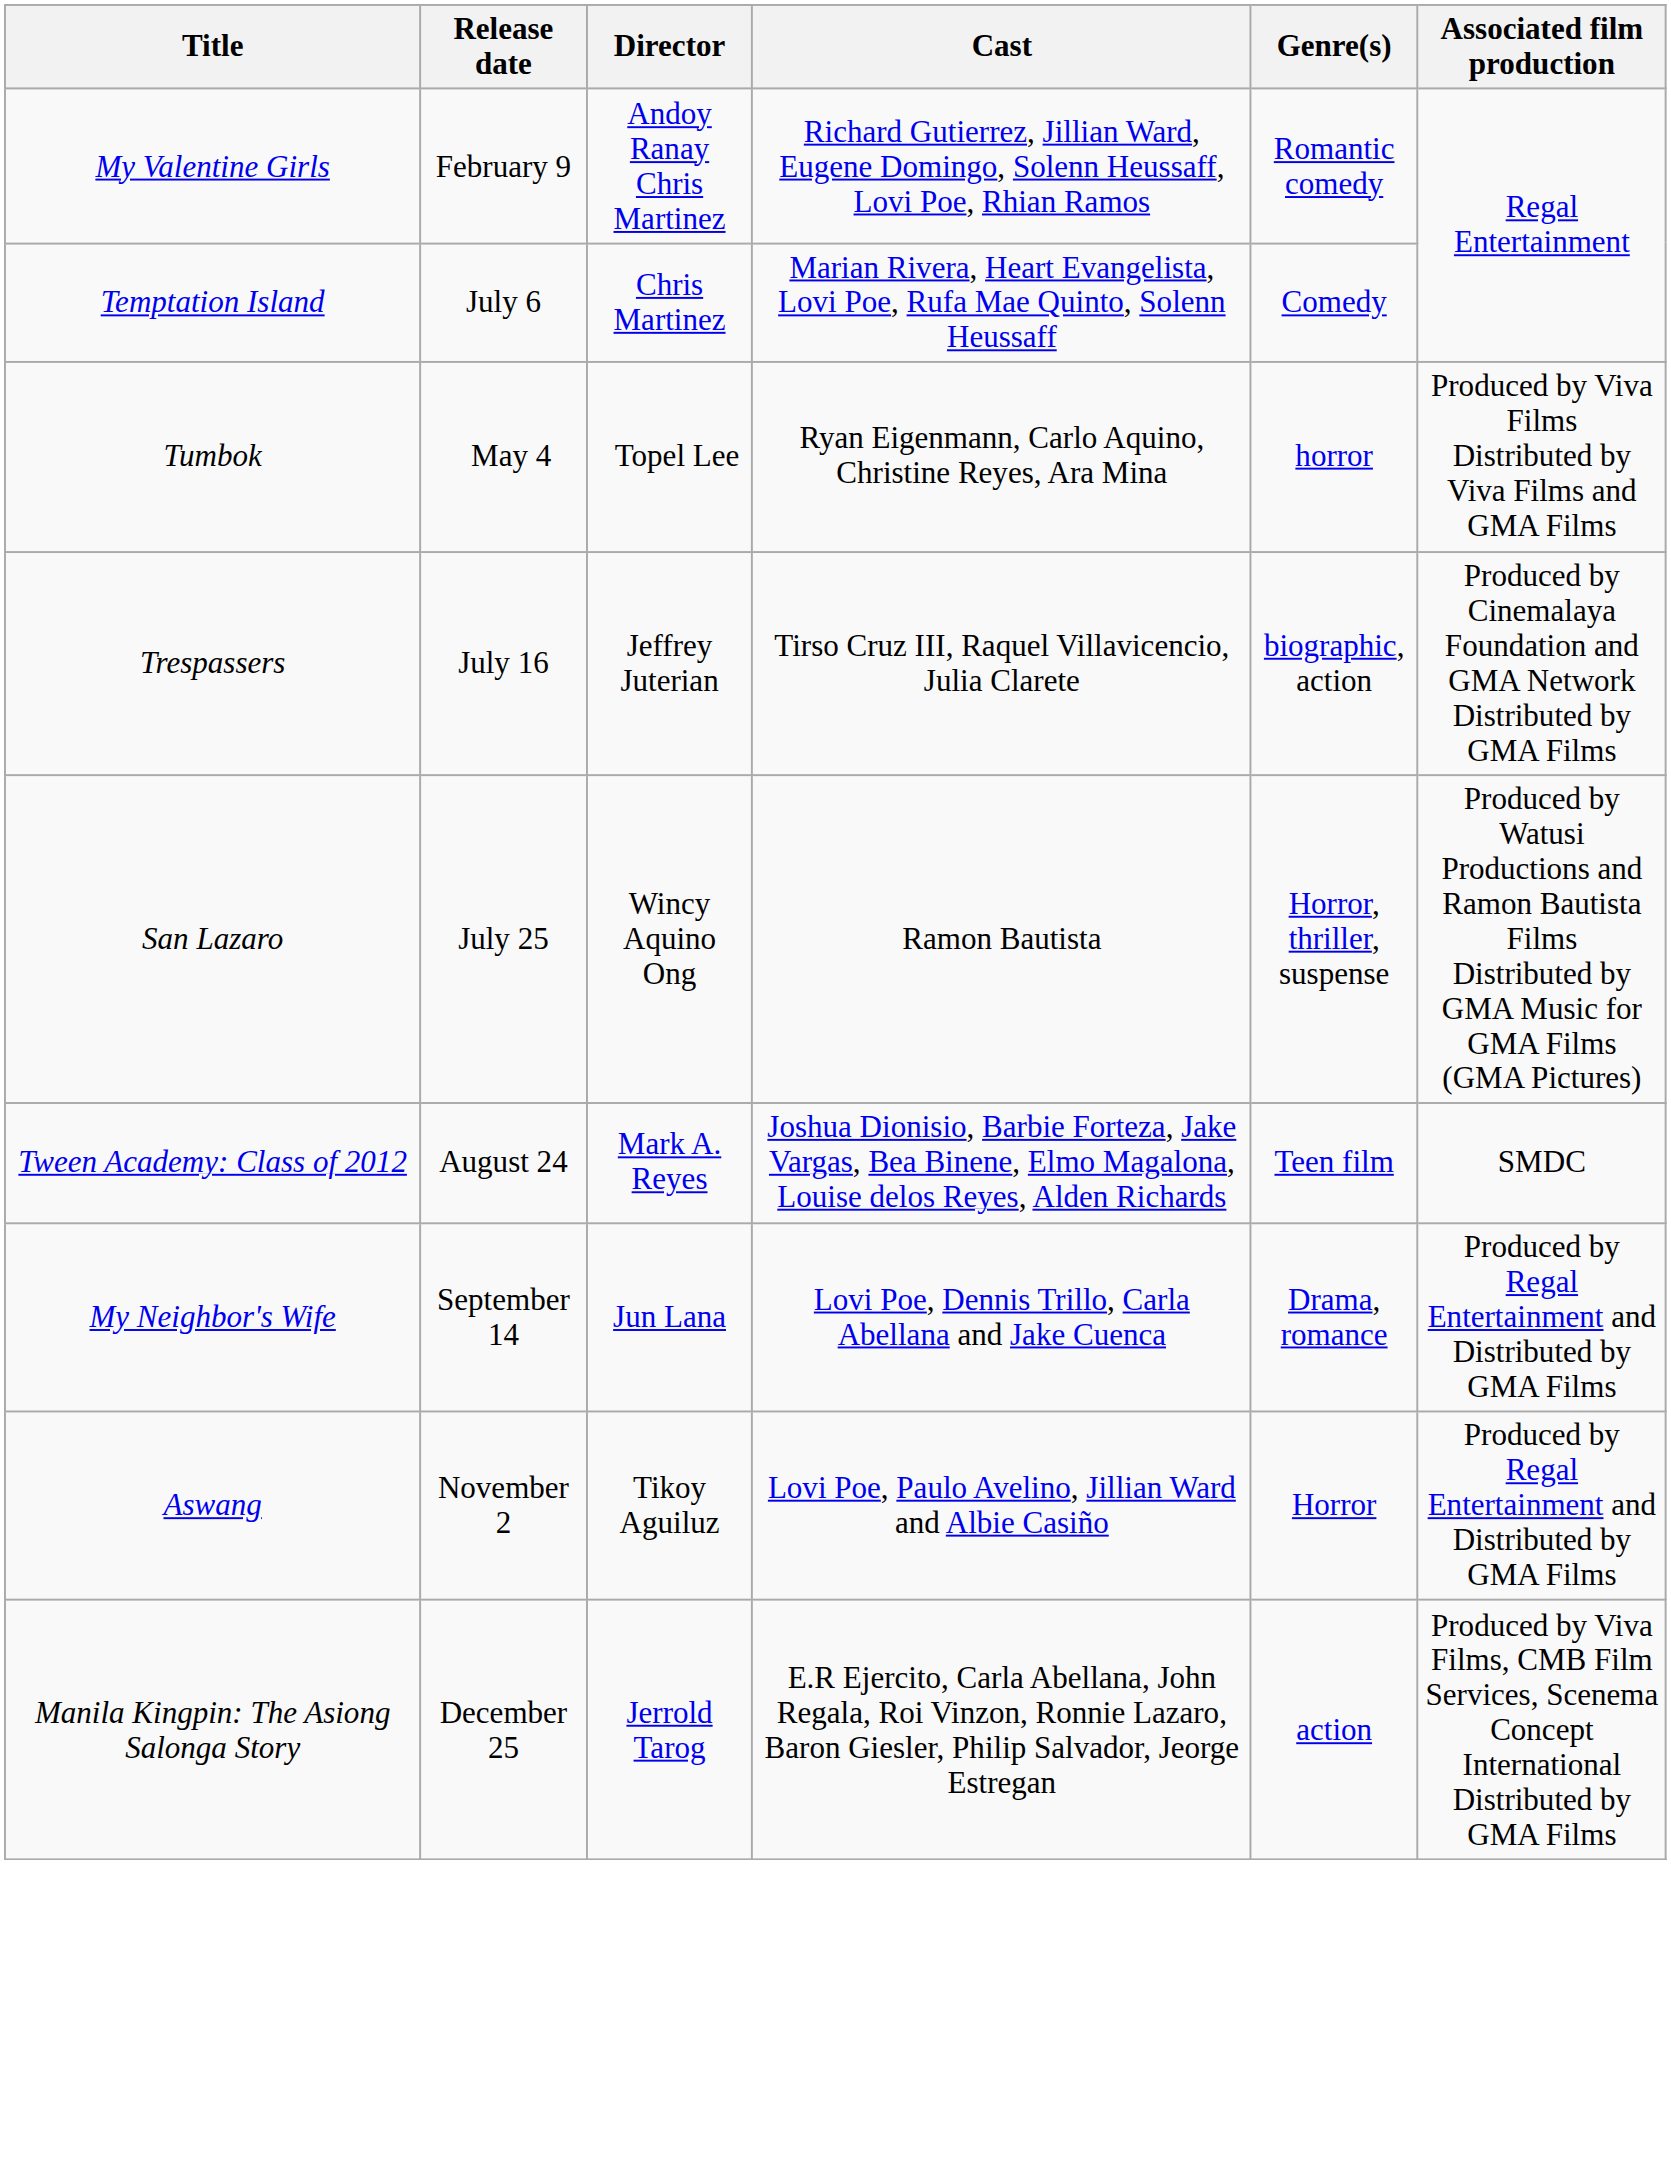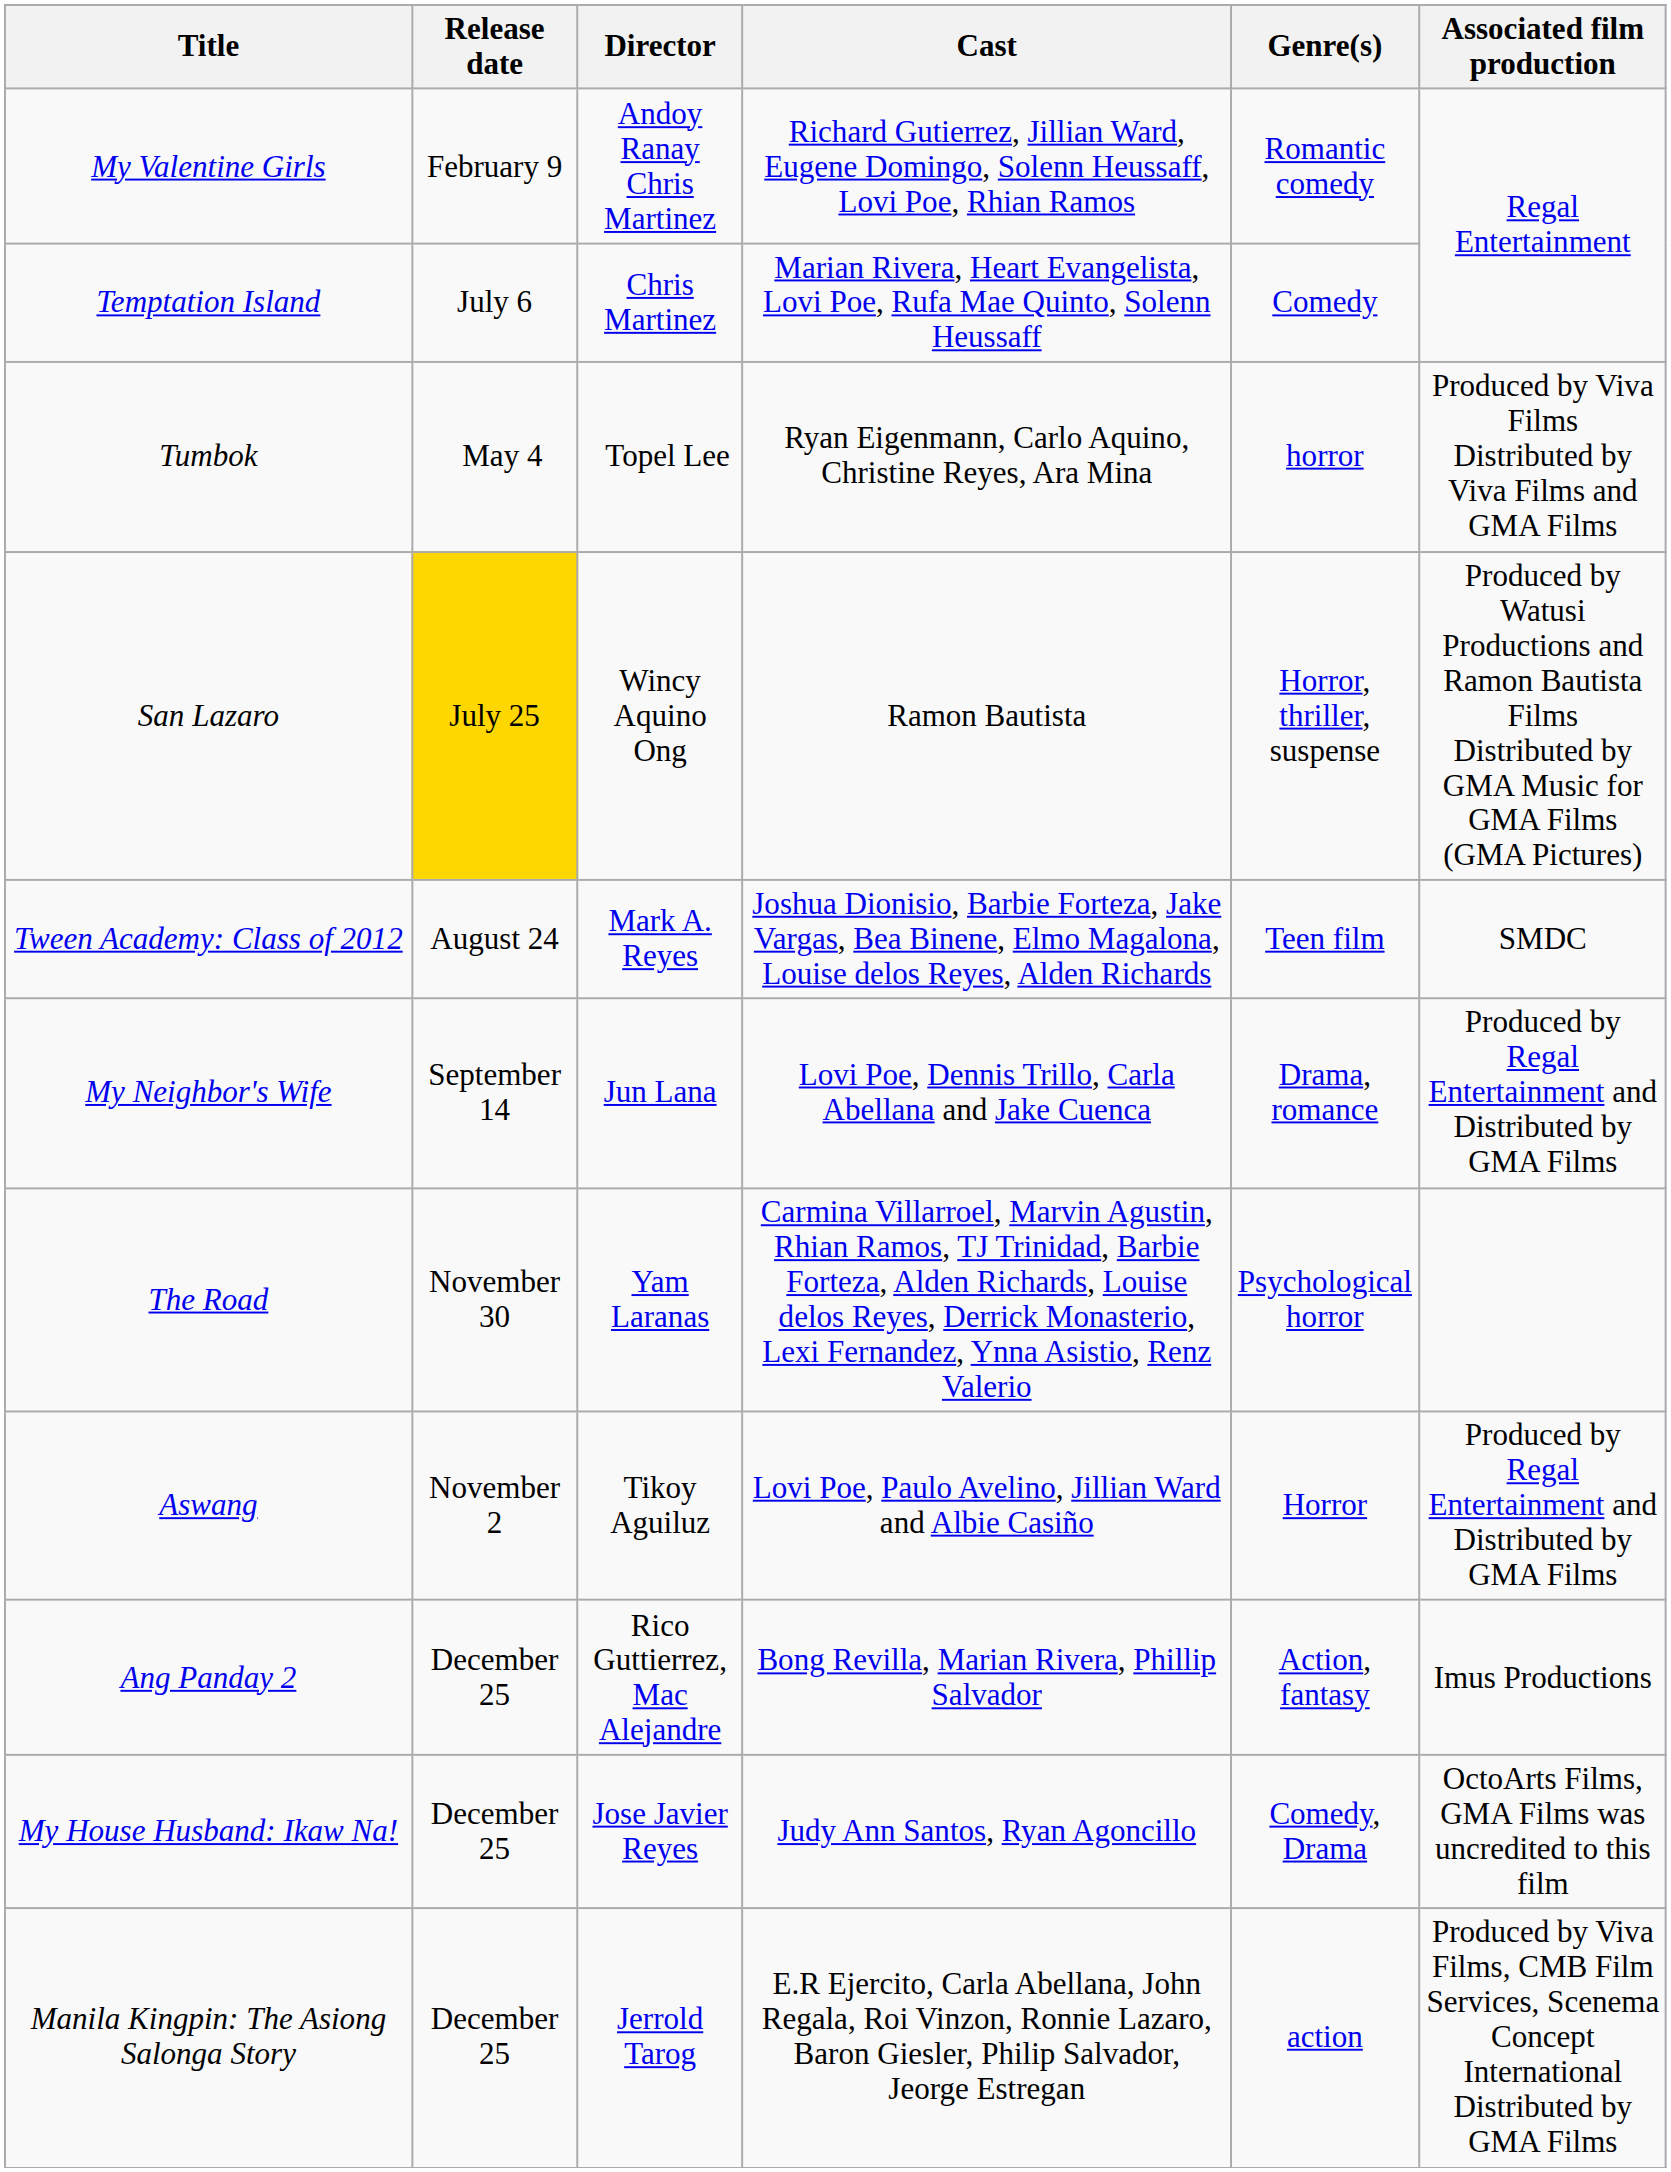- row: (213, 662)
(503, 938) no background -> (495, 714) gold background
+ row: (208, 1299)
+ row: (208, 1676)
+ row: (208, 1830)
